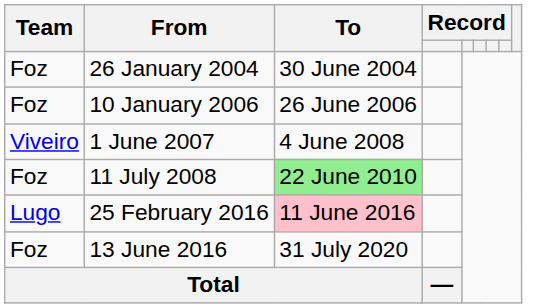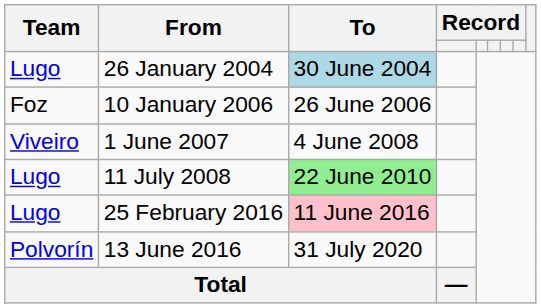(29, 69) Foz -> (35, 69) Lugo
(348, 69) no background -> (362, 69) lightblue background
(29, 177) Foz -> (35, 177) Lugo
(29, 249) Foz -> (52, 249) Polvorín
